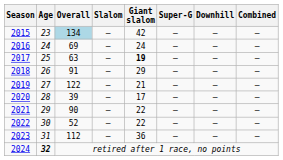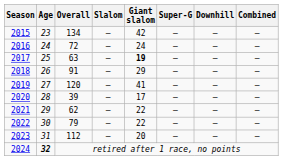(73, 33) lightblue background -> (73, 33) no background
(73, 46) 69 -> (73, 46) 72
(73, 85) 122 -> (73, 85) 120
(141, 85) 21 -> (141, 85) 41
(73, 110) 90 -> (73, 110) 62
(73, 123) 52 -> (73, 123) 79
(141, 136) 36 -> (141, 136) 20
